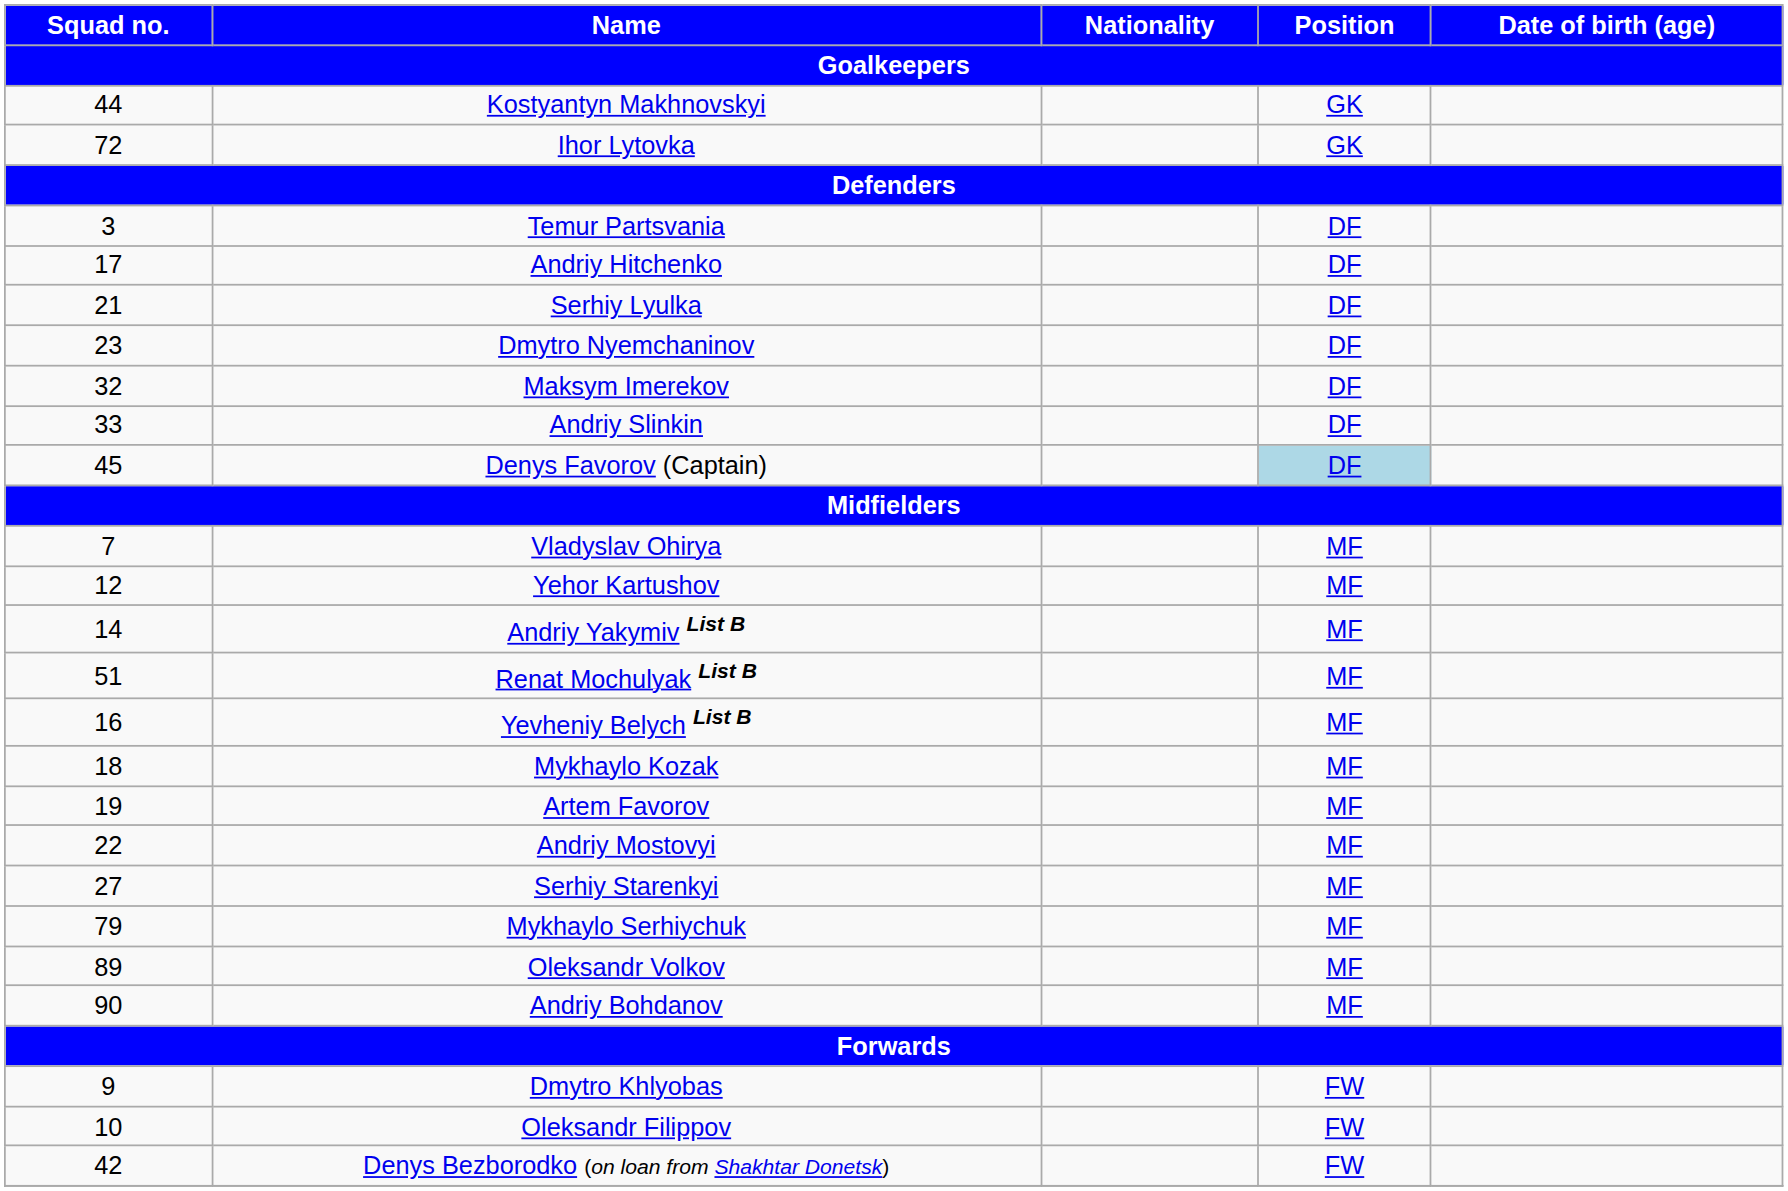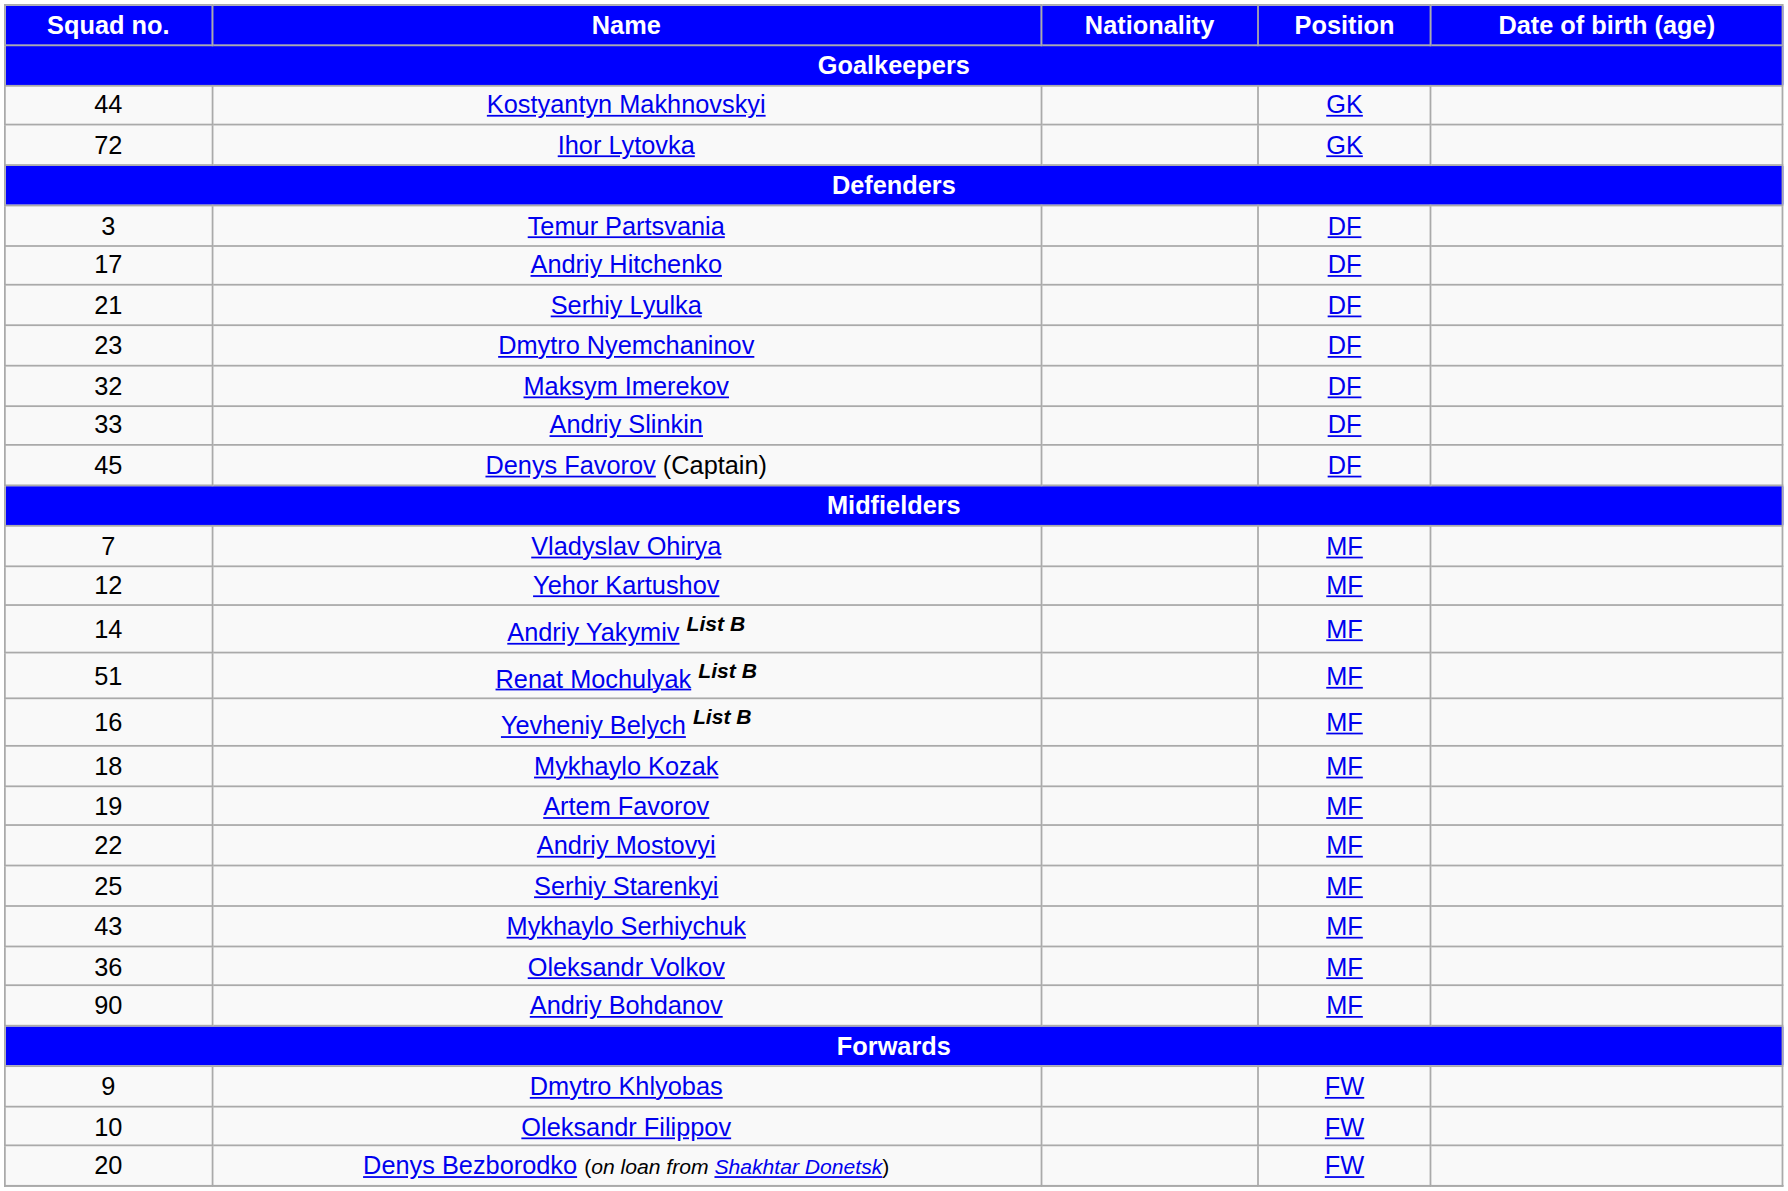(1345, 466) lightblue background -> (1345, 466) no background
(108, 886) 27 -> (108, 886) 25
(108, 926) 79 -> (108, 926) 43
(108, 966) 89 -> (108, 966) 36
(108, 1166) 42 -> (108, 1166) 20
